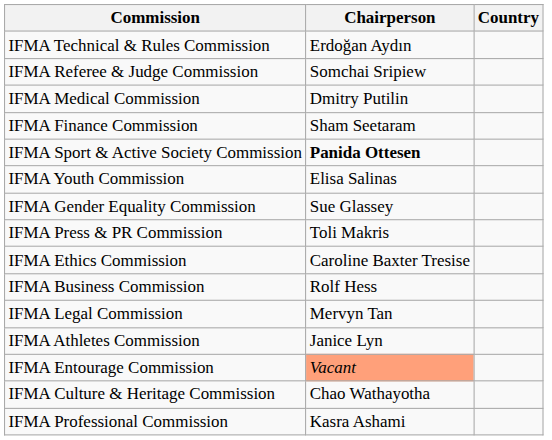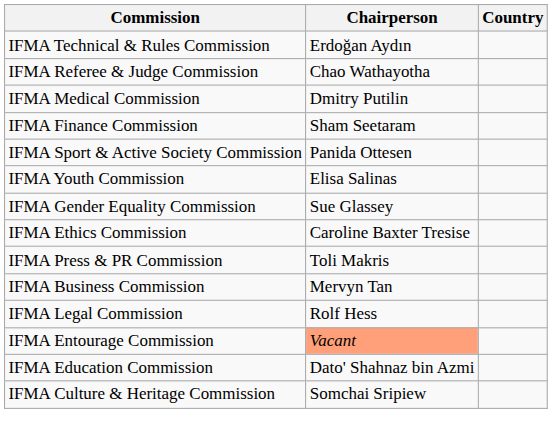(368, 71) Somchai Sripiew -> (370, 71) Chao Wathayotha
(365, 152) bold -> (361, 152) normal
rows swapped: (97, 260) <-> (115, 233)
(343, 286) Rolf Hess -> (351, 286) Mervyn Tan
(351, 313) Mervyn Tan -> (343, 313) Rolf Hess
- row: (104, 340)
+ row: (111, 367)
(370, 394) Chao Wathayotha -> (368, 394) Somchai Sripiew
- row: (118, 421)
